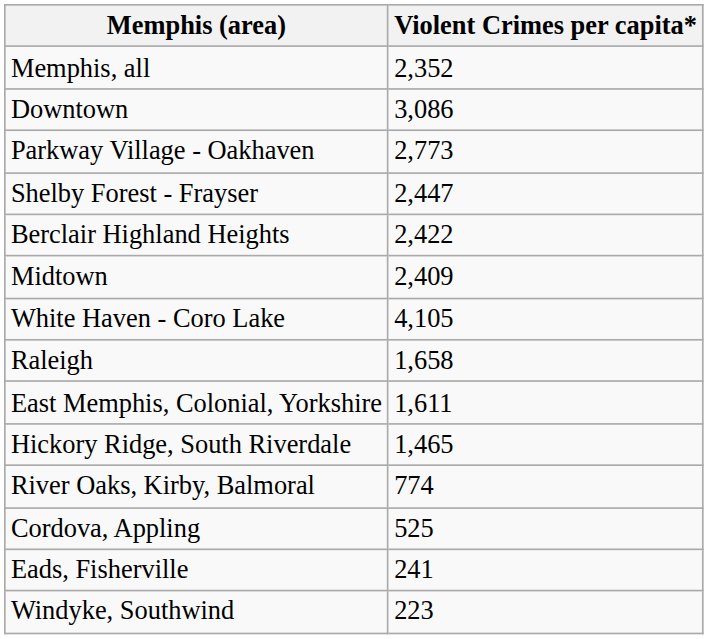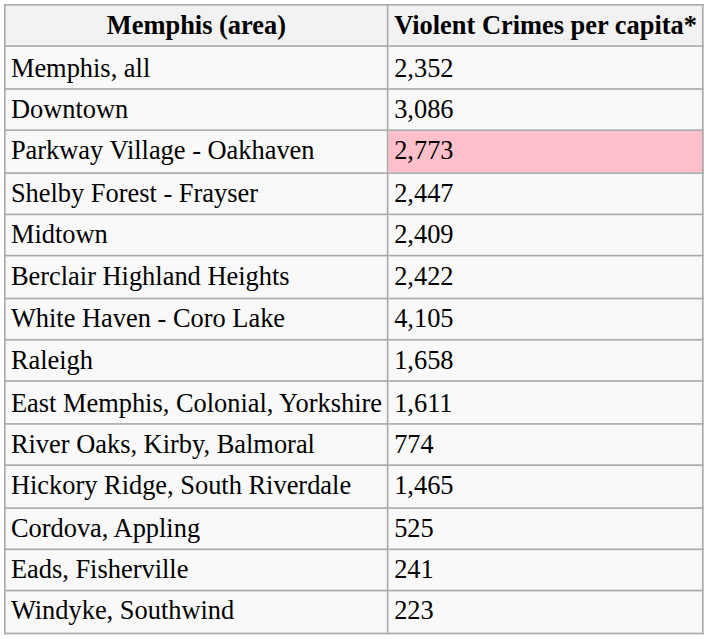(424, 151) no background -> (424, 151) pink background
rows swapped: (150, 234) <-> (59, 276)
rows swapped: (181, 444) <-> (163, 485)
